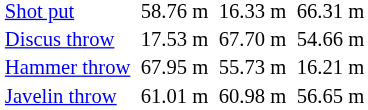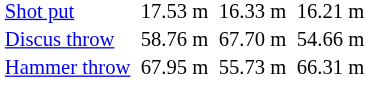(175, 10) 58.76 m -> (175, 10) 17.53 m
(331, 10) 66.31 m -> (331, 10) 16.21 m
(175, 39) 17.53 m -> (175, 39) 58.76 m
(331, 67) 16.21 m -> (331, 67) 66.31 m
- row: (61, 96)
